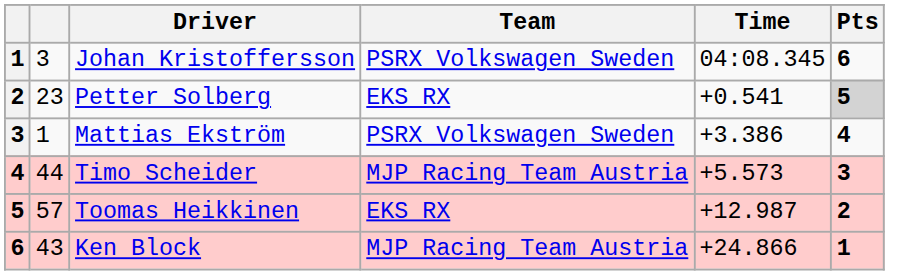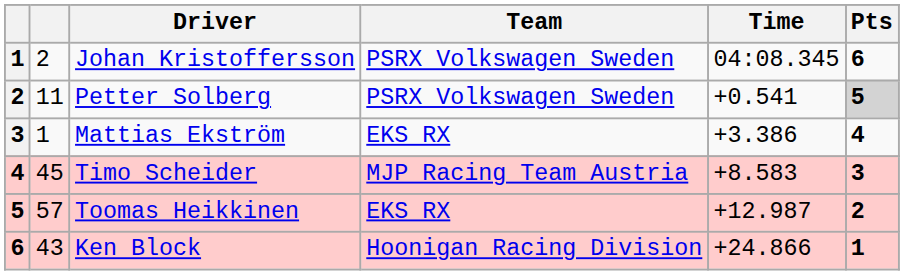(43, 62) 3 -> (43, 62) 2
(50, 99) 23 -> (50, 99) 11
(408, 99) EKS RX -> (520, 99) PSRX Volkswagen Sweden
(520, 137) PSRX Volkswagen Sweden -> (408, 137) EKS RX
(50, 175) 44 -> (50, 175) 45
(742, 175) +5.573 -> (756, 175) +8.583
(527, 250) MJP Racing Team Austria -> (534, 250) Hoonigan Racing Division
